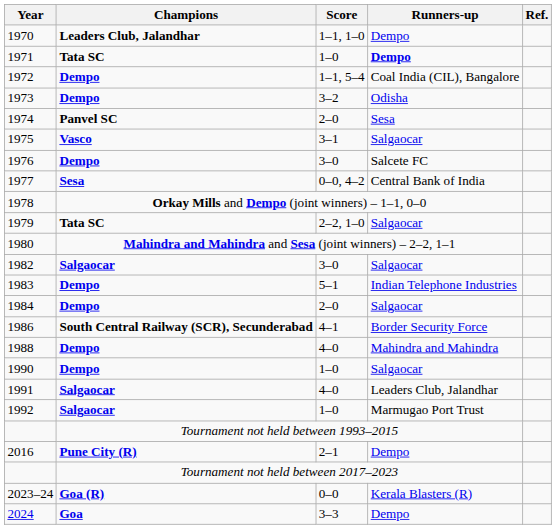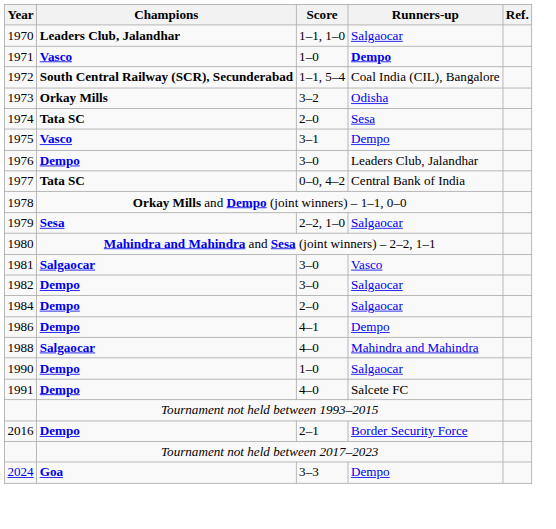(390, 35) Dempo -> (377, 35) Salgaocar
(82, 56) Tata SC -> (56, 56) Vasco
(79, 77) Dempo -> (166, 77) South Central Railway (SCR), Secunderabad
(79, 98) Dempo -> (74, 98) Orkay Mills
(88, 118) Panvel SC -> (62, 118) Tata SC
(397, 139) Salgaocar -> (370, 139) Dempo
(399, 160) Salcete FC -> (415, 160) Leaders Club, Jalandhar
(72, 181) Sesa -> (62, 181) Tata SC
(82, 222) Tata SC -> (52, 222) Sesa
+ row: (21, 264)
(87, 264) Salgaocar -> (60, 285) Dempo
- row: (21, 285)
(186, 327) South Central Railway (SCR), Secunderabad -> (60, 327) Dempo
(429, 327) Border Security Force -> (370, 327) Dempo
(79, 347) Dempo -> (67, 347) Salgaocar
(87, 389) Salgaocar -> (60, 389) Dempo
(434, 389) Leaders Club, Jalandhar -> (380, 389) Salcete FC
- row: (21, 410)
(98, 451) Pune City (R) -> (60, 431) Dempo
(390, 451) Dempo -> (409, 431) Border Security Force
- row: (30, 493)
